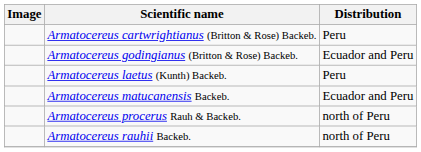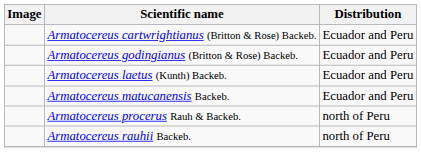(334, 34) Peru -> (368, 34) Ecuador and Peru
(334, 75) Peru -> (368, 75) Ecuador and Peru
